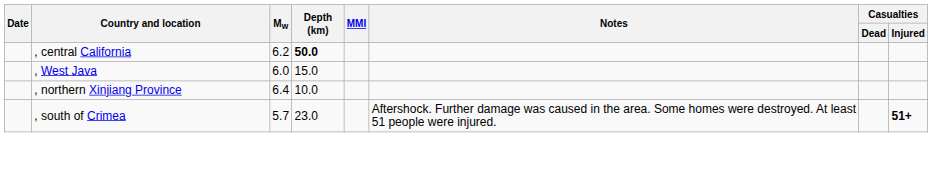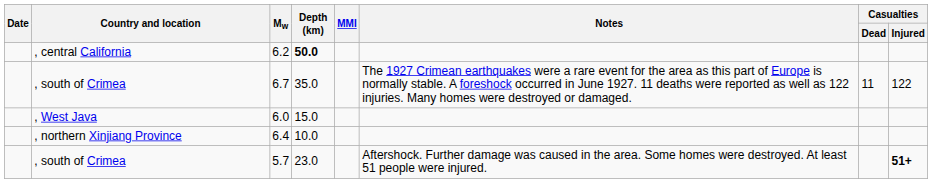+ row: (281, 84)
